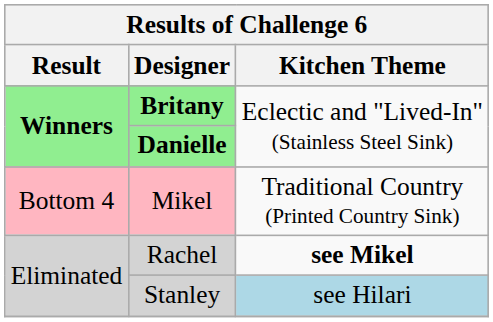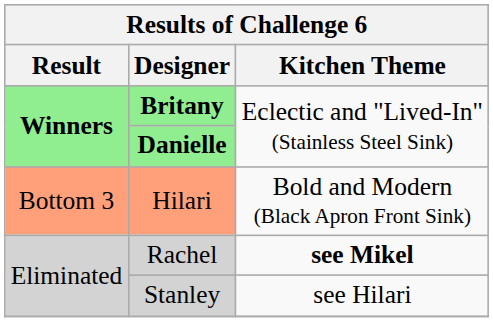- row: (182, 200)
+ row: (182, 200)
(362, 295) lightblue background -> (362, 295) no background
